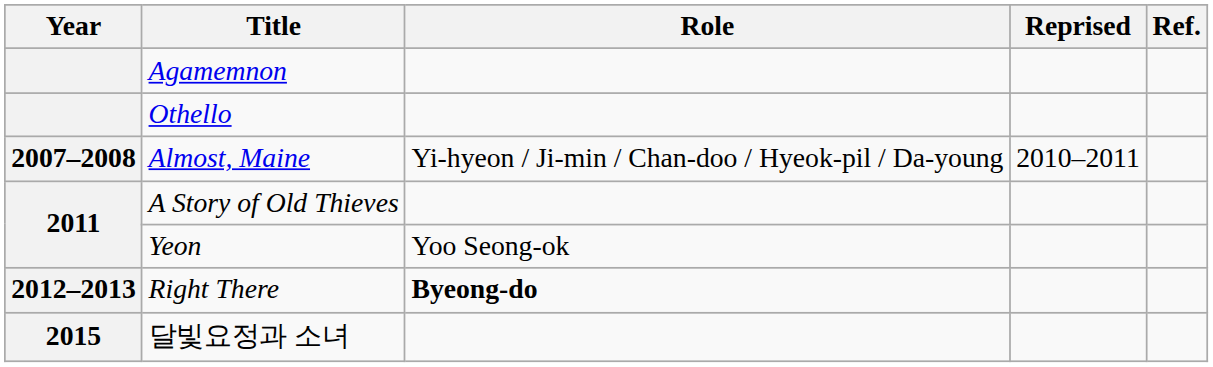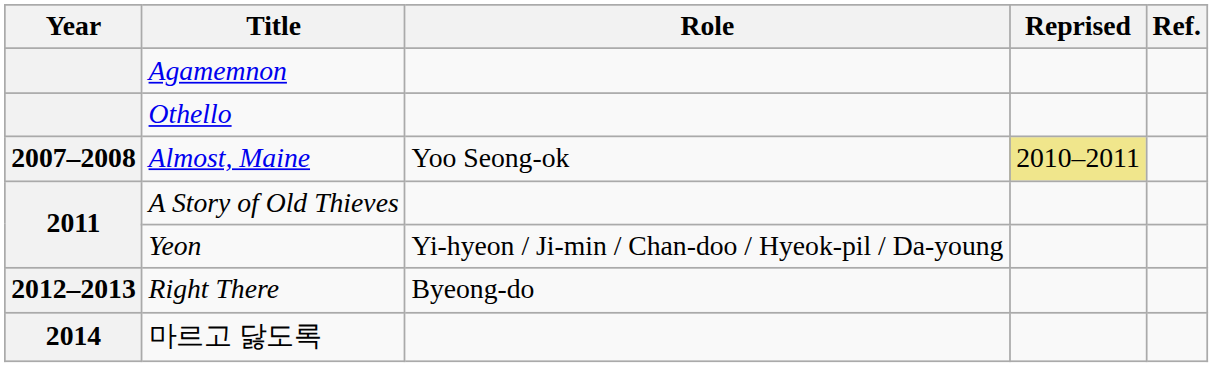(707, 158) Yi-hyeon / Ji-min / Chan-doo / Hyeok-pil / Da-young -> (490, 158) Yoo Seong-ok
(1078, 158) no background -> (1078, 158) khaki background
(490, 245) Yoo Seong-ok -> (707, 245) Yi-hyeon / Ji-min / Chan-doo / Hyeok-pil / Da-young
(475, 289) bold -> (473, 289) normal
+ row: (235, 335)
- row: (249, 335)
